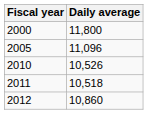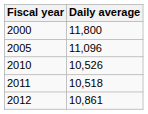(86, 100) 10,860 -> (86, 100) 10,861
